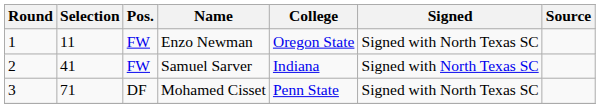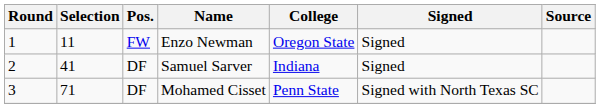(450, 41) Signed with North Texas SC -> (383, 41) Signed
(138, 66) FW -> (137, 66) DF
(450, 66) Signed with North Texas SC -> (383, 66) Signed
